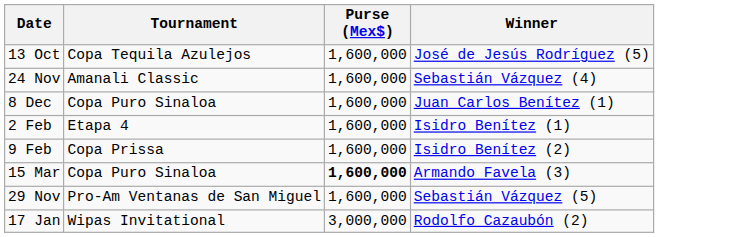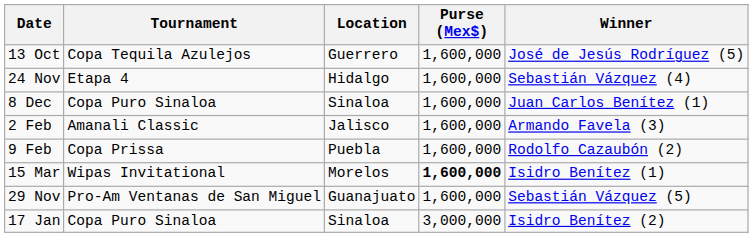+ column: (372, 25)
(133, 80) Amanali Classic -> (98, 80) Etapa 4
(98, 127) Etapa 4 -> (133, 127) Amanali Classic
(492, 127) Isidro Benítez (1) -> (587, 127) Armando Favela (3)
(492, 151) Isidro Benítez (2) -> (596, 151) Rodolfo Cazaubón (2)
(142, 174) Copa Puro Sinaloa -> (146, 174) Wipas Invitational
(492, 174) Armando Favela (3) -> (587, 174) Isidro Benítez (1)
(146, 221) Wipas Invitational -> (142, 221) Copa Puro Sinaloa
(501, 221) Rodolfo Cazaubón (2) -> (587, 221) Isidro Benítez (2)
